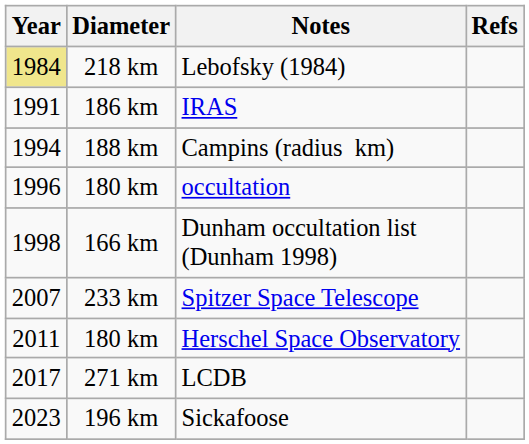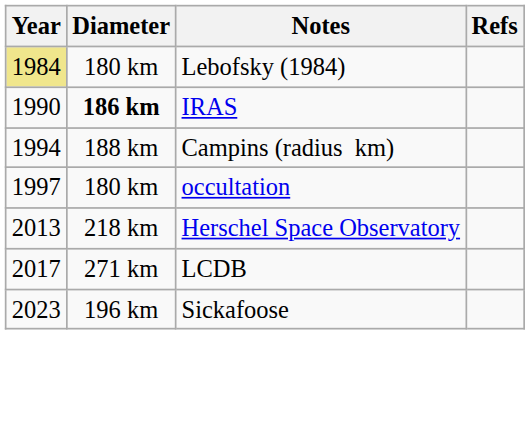(121, 66) 218 km -> (121, 66) 180 km
(36, 106) 1991 -> (36, 106) 1990
(121, 106) normal -> (121, 106) bold
(36, 187) 1996 -> (36, 187) 1997
- row: (299, 242)
- row: (300, 297)
(36, 337) 2011 -> (36, 228) 2013
(121, 337) 180 km -> (121, 228) 218 km
